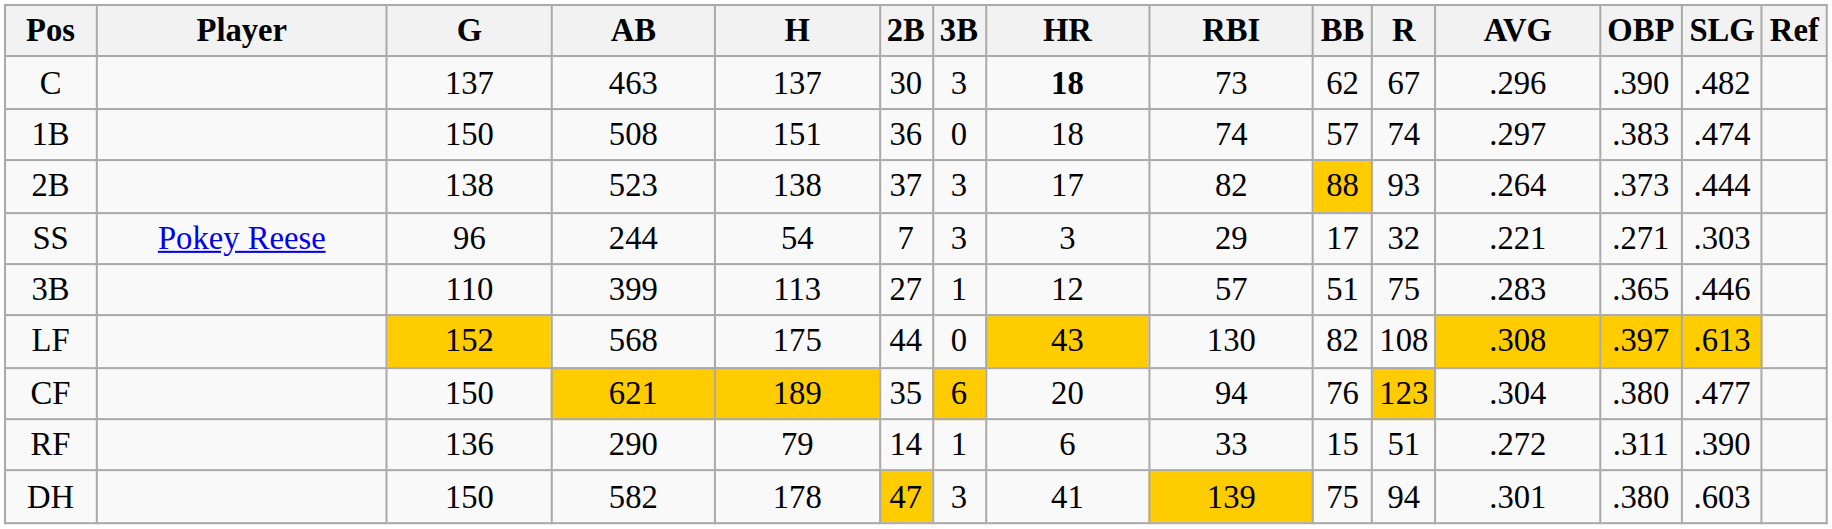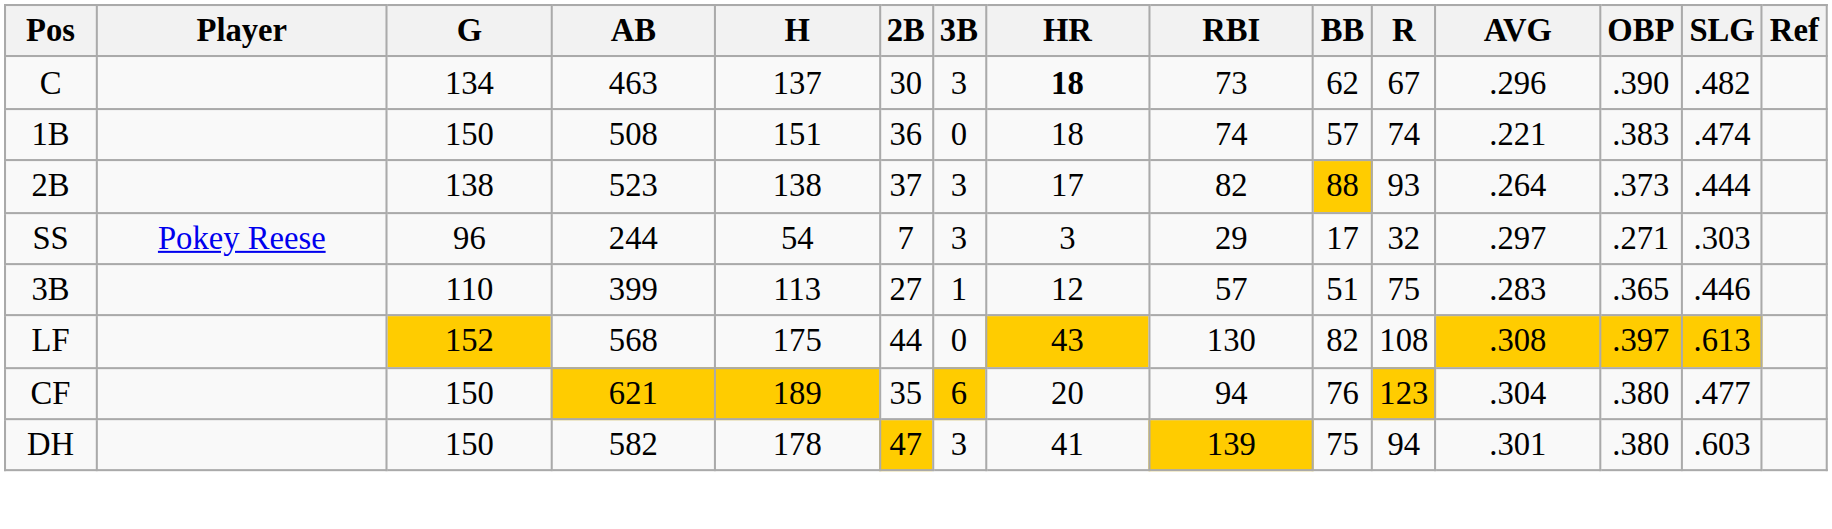(469, 82) 137 -> (469, 82) 134
(1518, 133) .297 -> (1518, 133) .221
(1518, 237) .221 -> (1518, 237) .297
- row: (51, 444)
